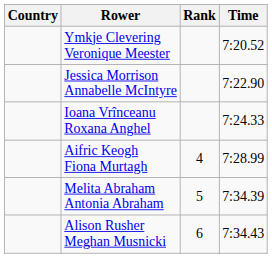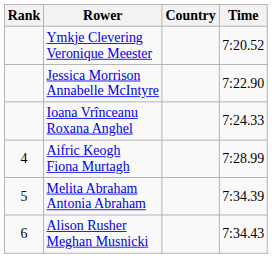columns swapped: (199, 15) <-> (33, 15)
